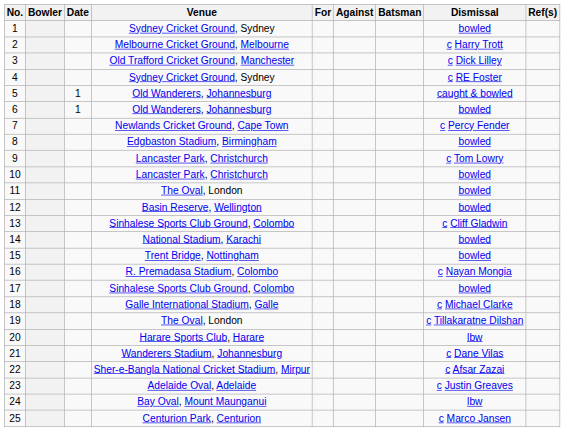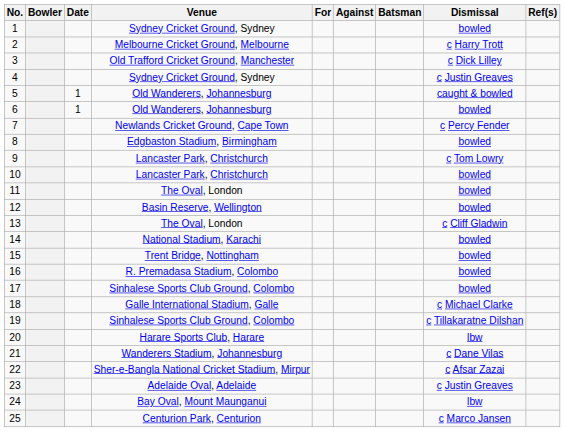(475, 77) c RE Foster -> (475, 77) c Justin Greaves
(202, 223) Sinhalese Sports Club Ground, Colombo -> (202, 223) The Oval, London
(475, 272) c Nayan Mongia -> (475, 272) bowled
(202, 321) The Oval, London -> (202, 321) Sinhalese Sports Club Ground, Colombo
